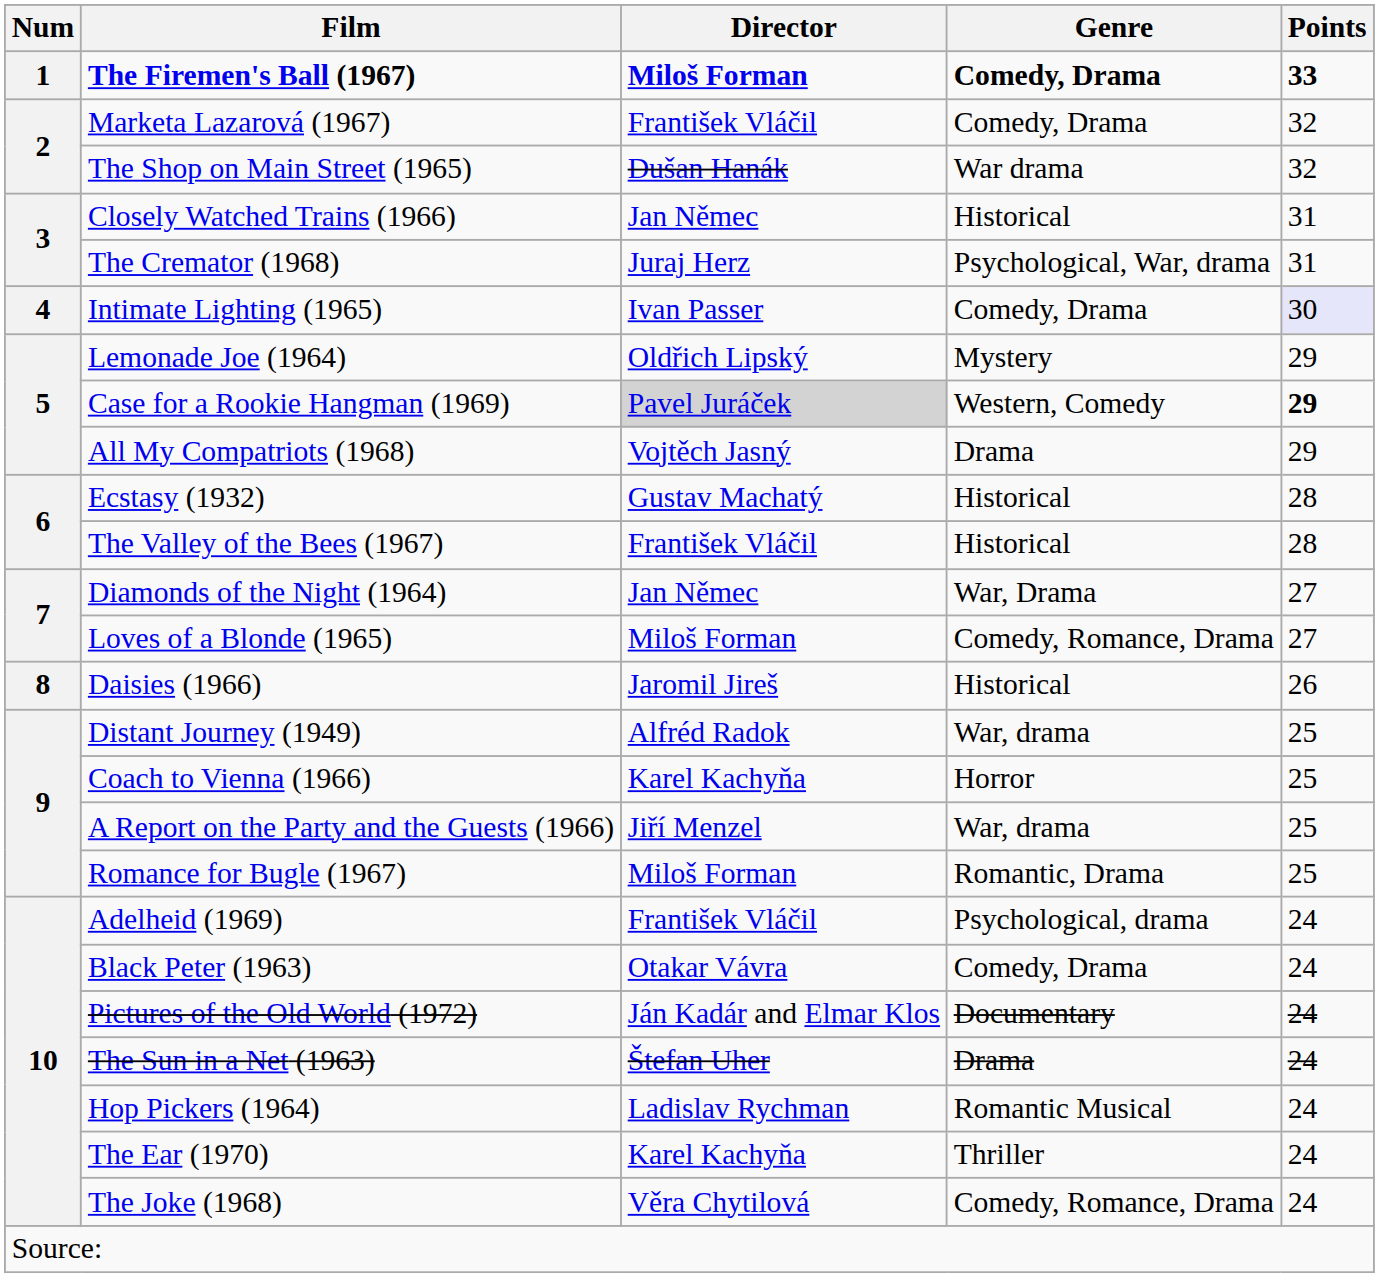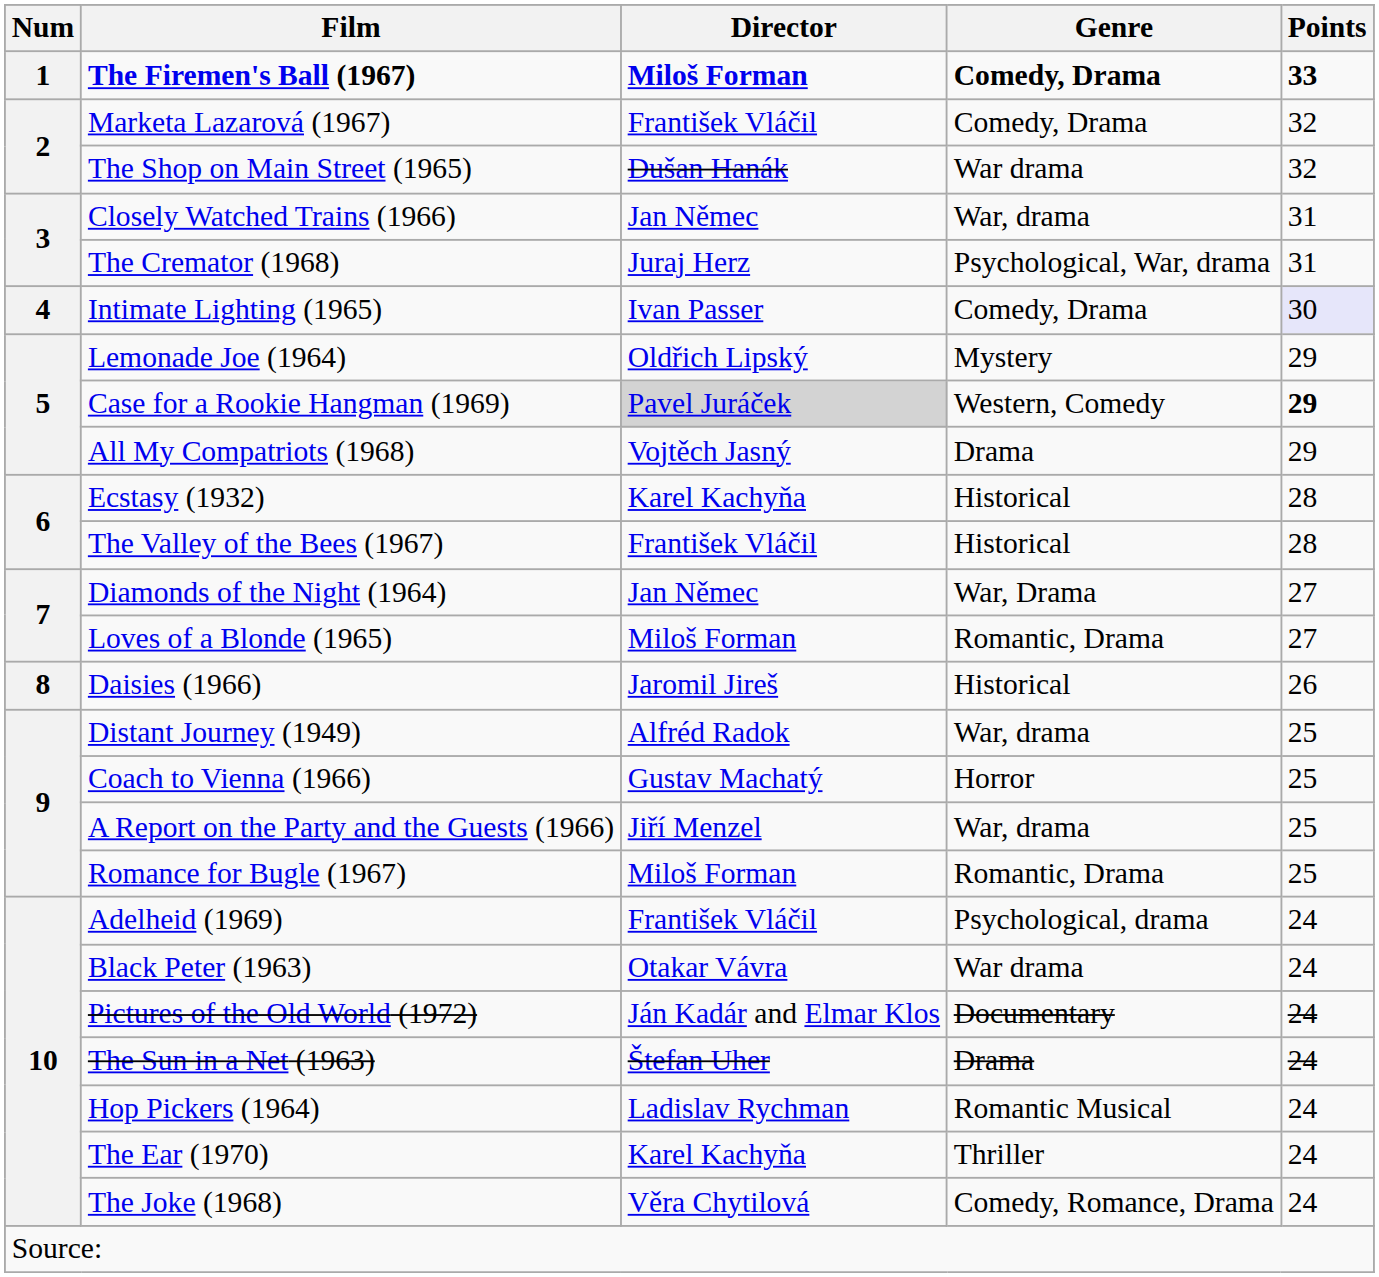(1012, 215) Historical -> (1022, 215) War, drama
(725, 497) Gustav Machatý -> (717, 497) Karel Kachyňa
(1114, 638) Comedy, Romance, Drama -> (1059, 638) Romantic, Drama
(717, 779) Karel Kachyňa -> (725, 779) Gustav Machatý
(1051, 966) Comedy, Drama -> (1019, 966) War drama
